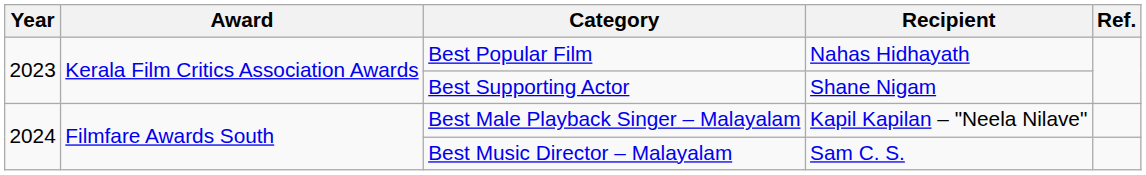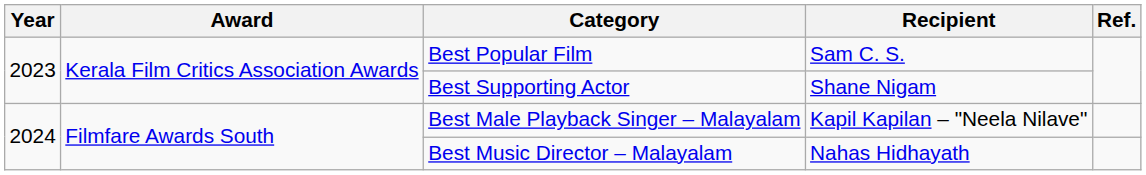(890, 53) Nahas Hidhayath -> (857, 53) Sam C. S.
(857, 152) Sam C. S. -> (890, 152) Nahas Hidhayath
